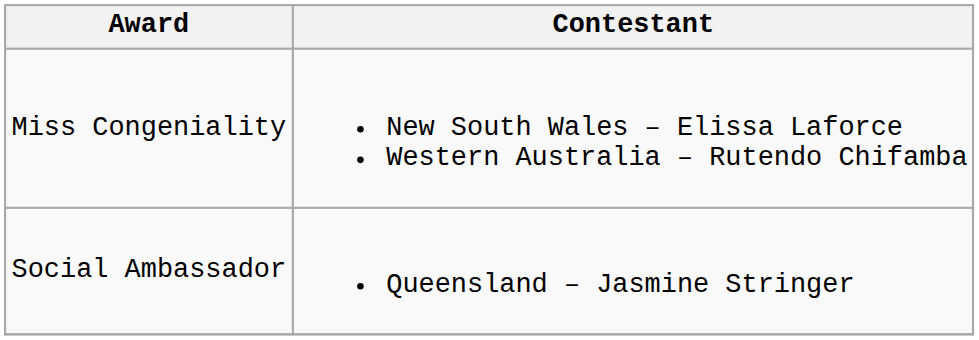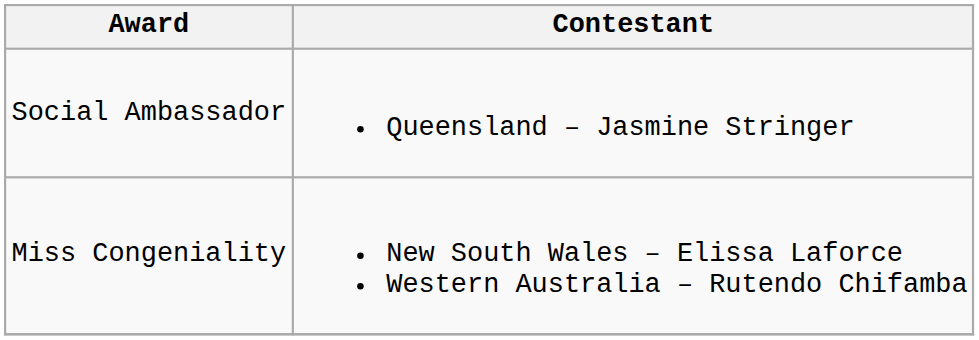rows swapped: (149, 128) <-> (149, 271)
